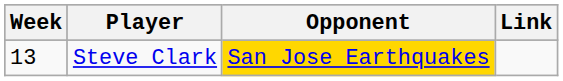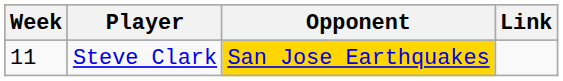(23, 58) 13 -> (23, 58) 11
